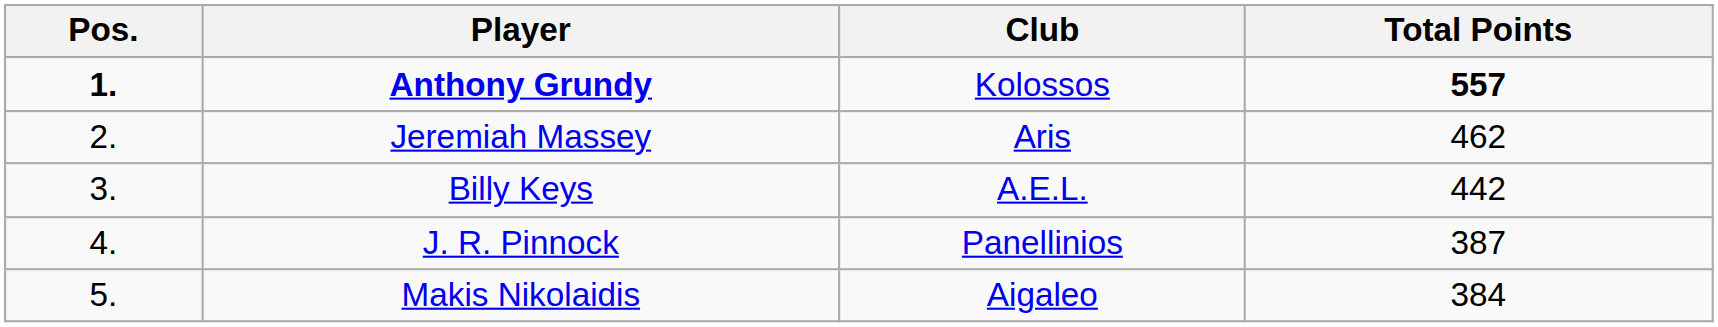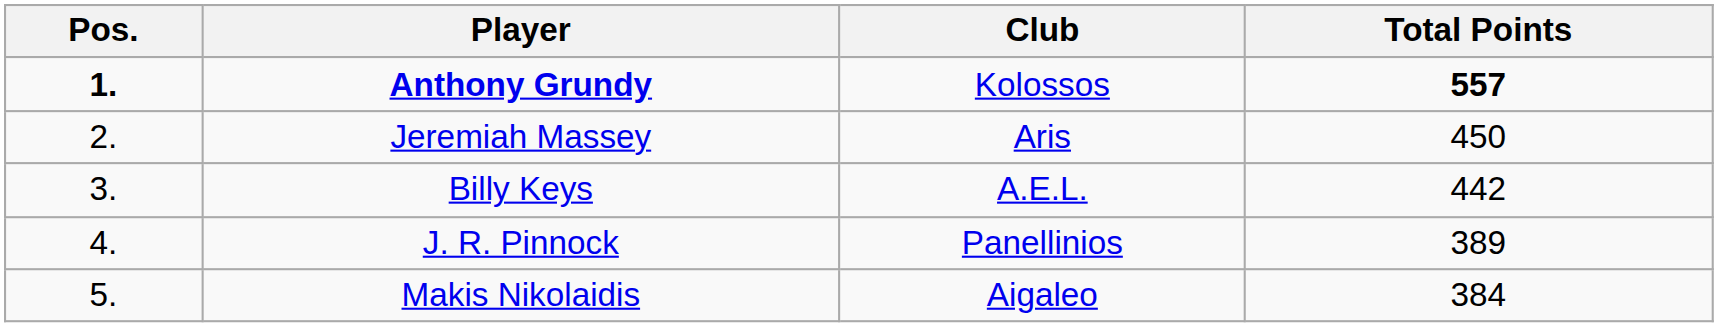(1478, 136) 462 -> (1478, 136) 450
(1478, 242) 387 -> (1478, 242) 389
